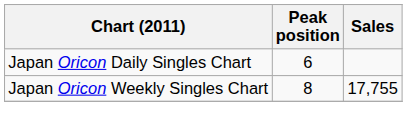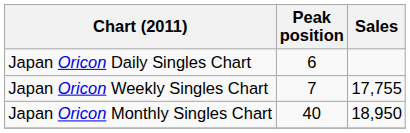(308, 88) 8 -> (312, 88) 7
+ row: (140, 114)
